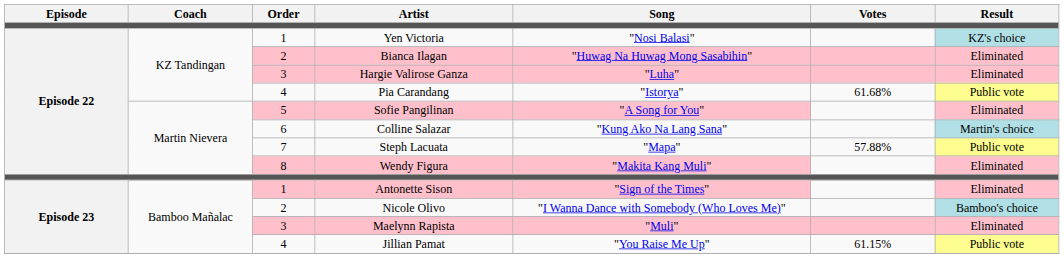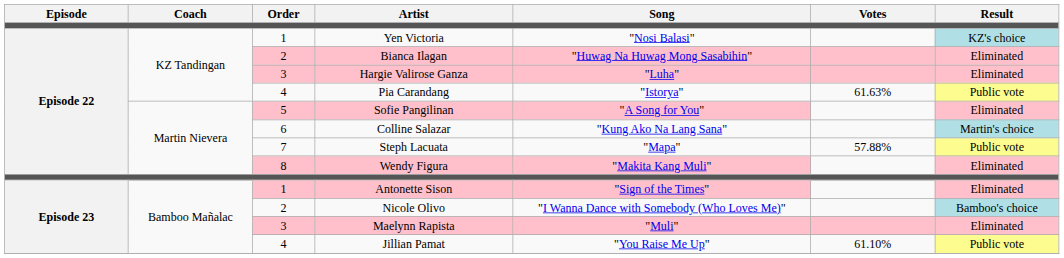(873, 92) 61.68% -> (873, 92) 61.63%
(873, 244) 61.15% -> (873, 244) 61.10%
